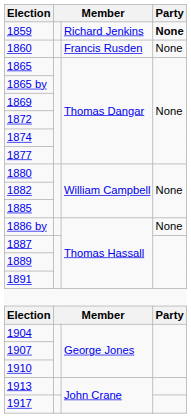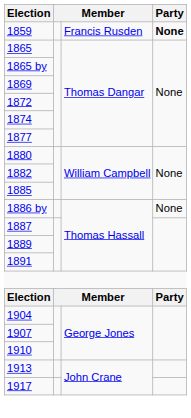(104, 31) Richard Jenkins -> (103, 31) Francis Rusden
- row: (19, 48)
